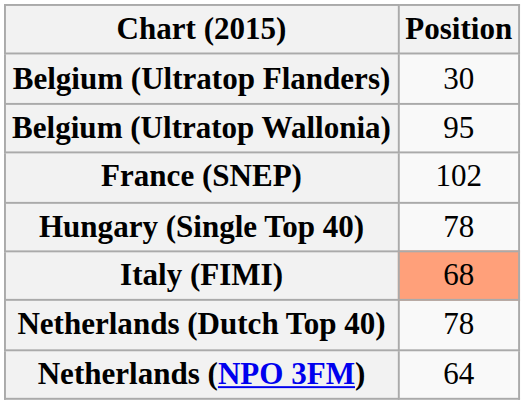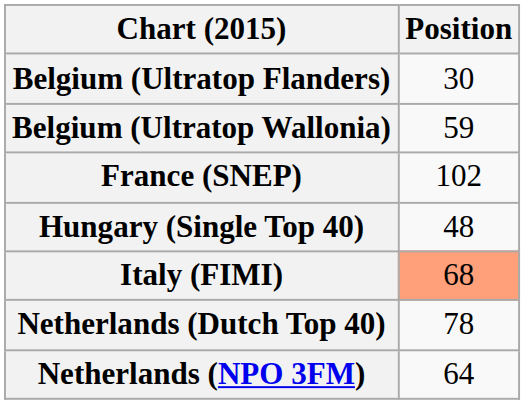(459, 127) 95 -> (459, 127) 59
(459, 226) 78 -> (459, 226) 48
